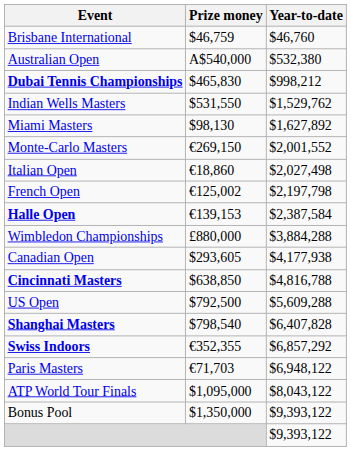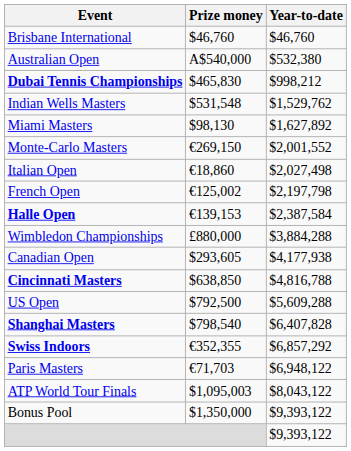(212, 37) $46,759 -> (212, 37) $46,760
(215, 103) $531,550 -> (215, 103) $531,548
(220, 390) $1,095,000 -> (220, 390) $1,095,003
